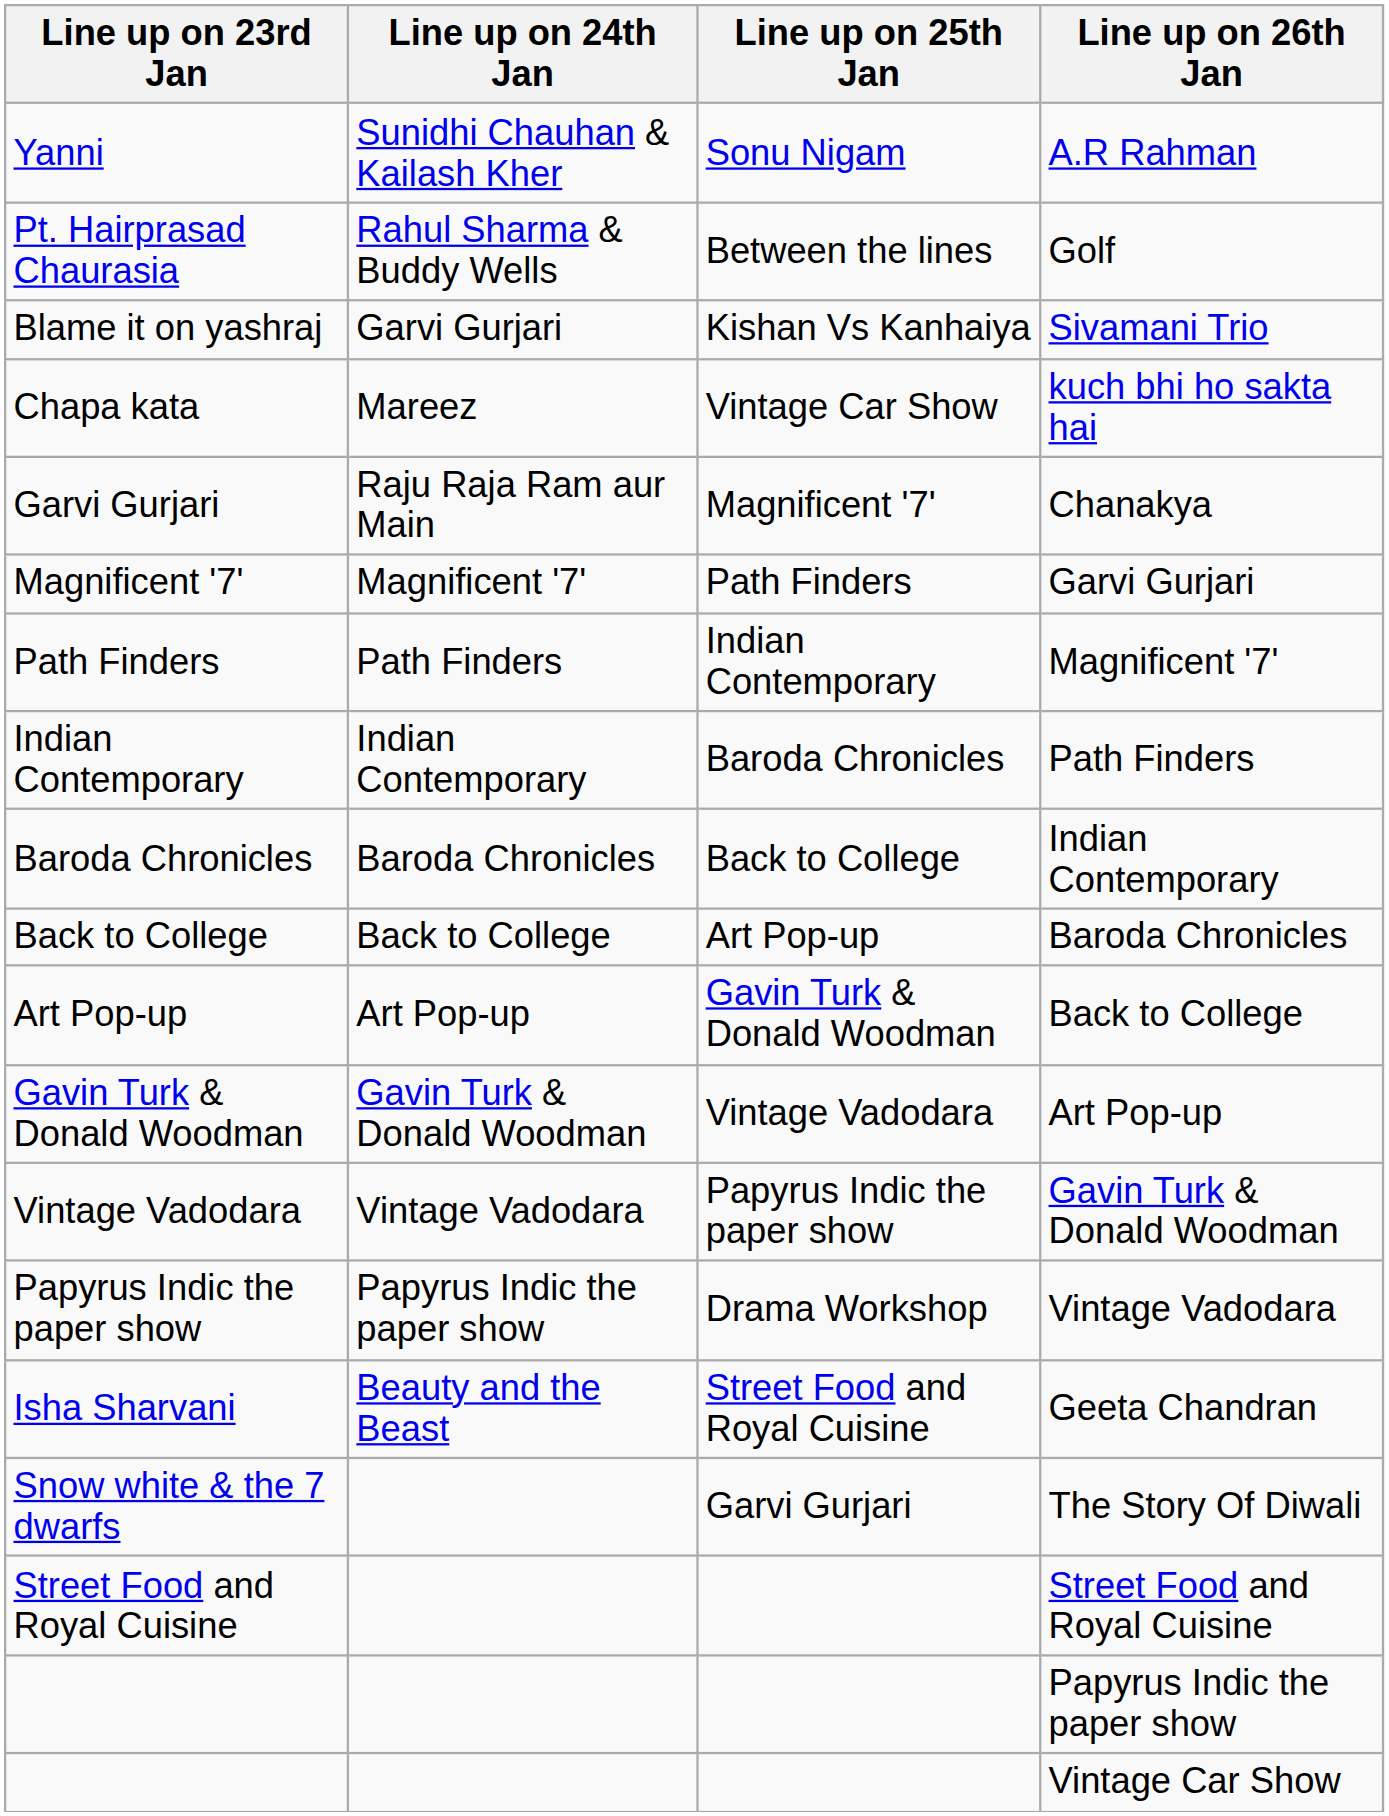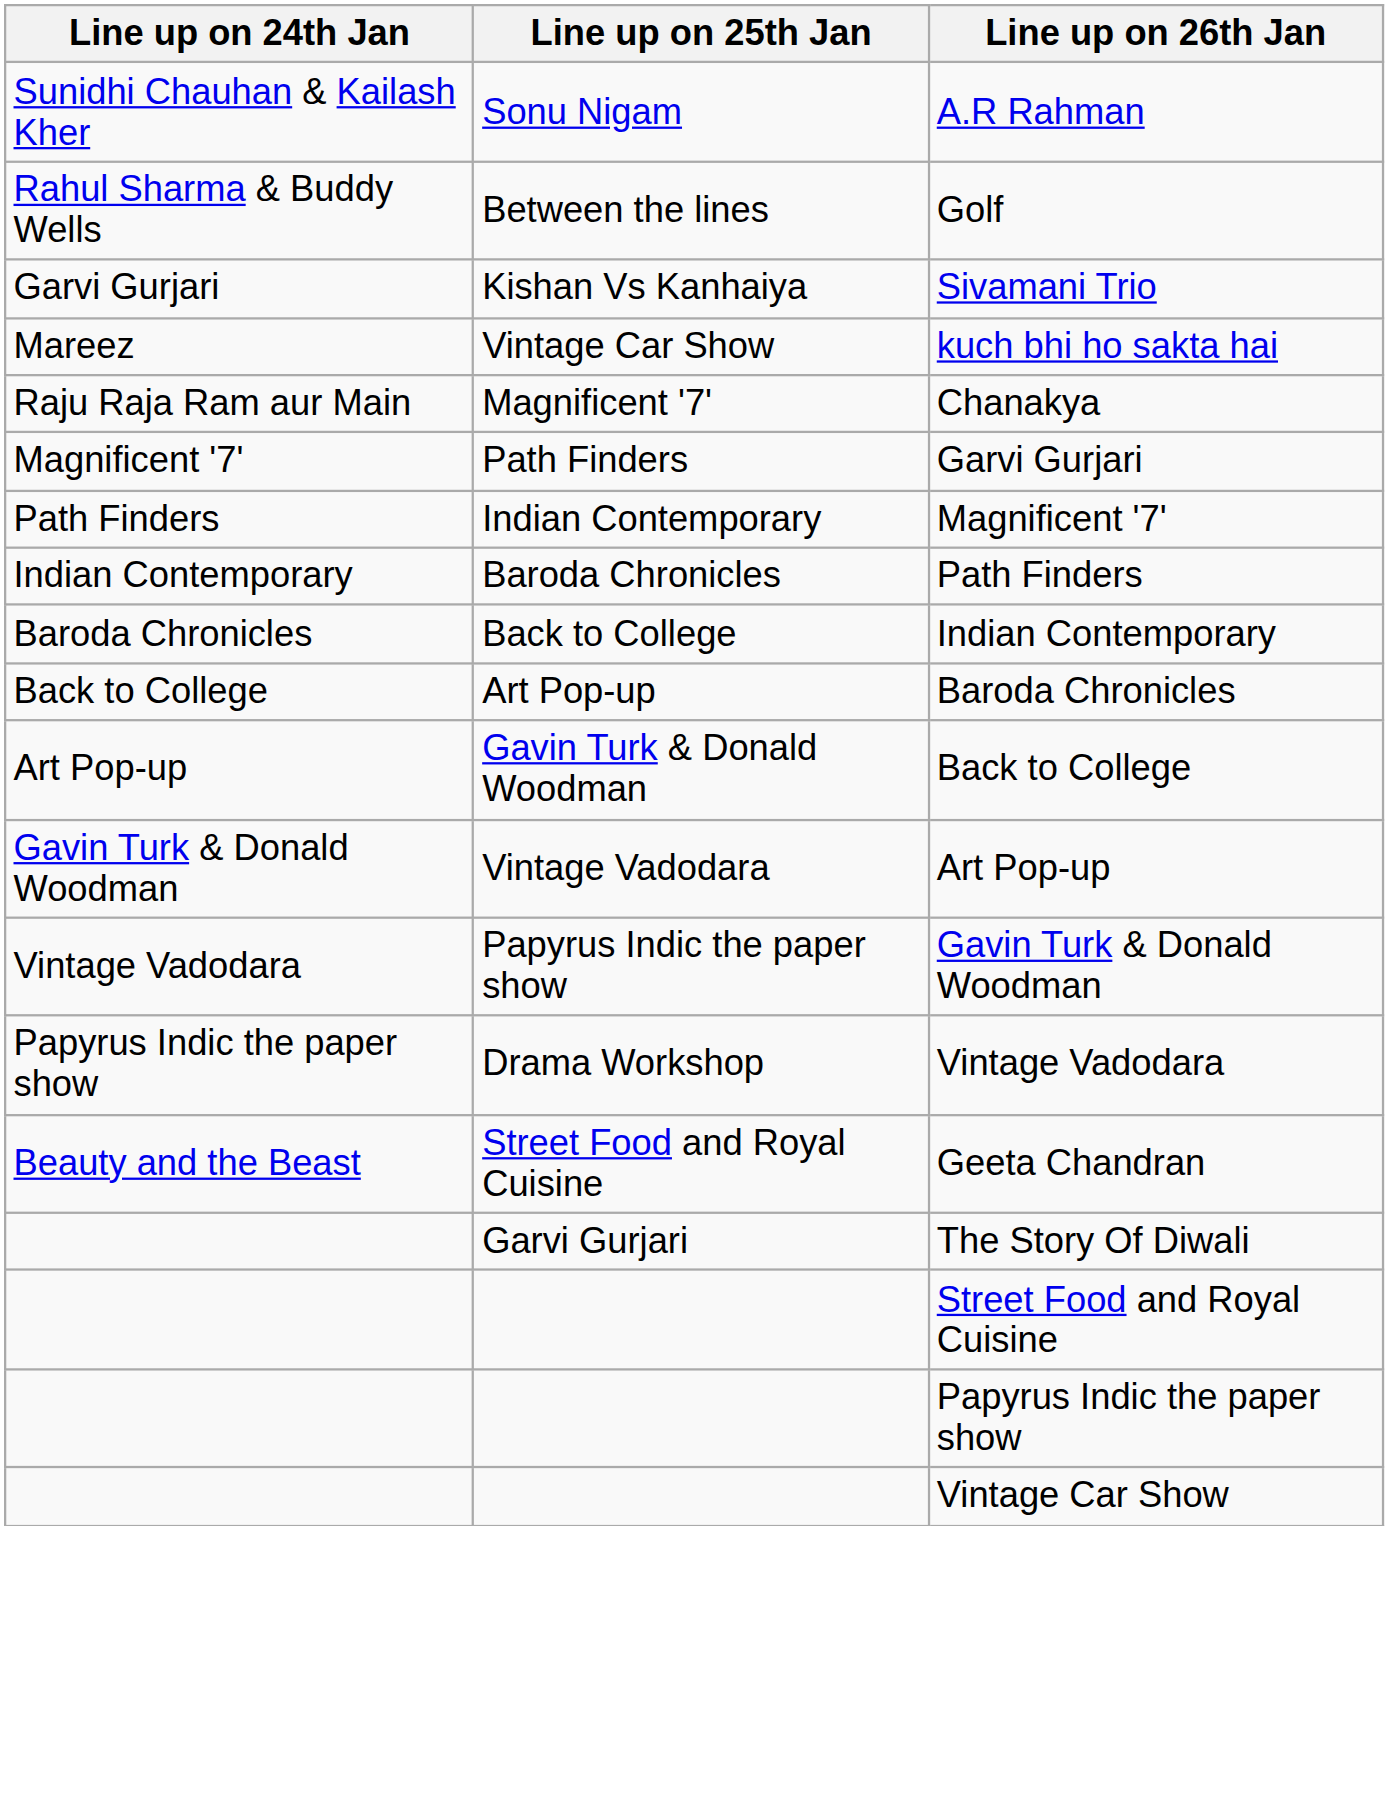- column: (177, 53)
